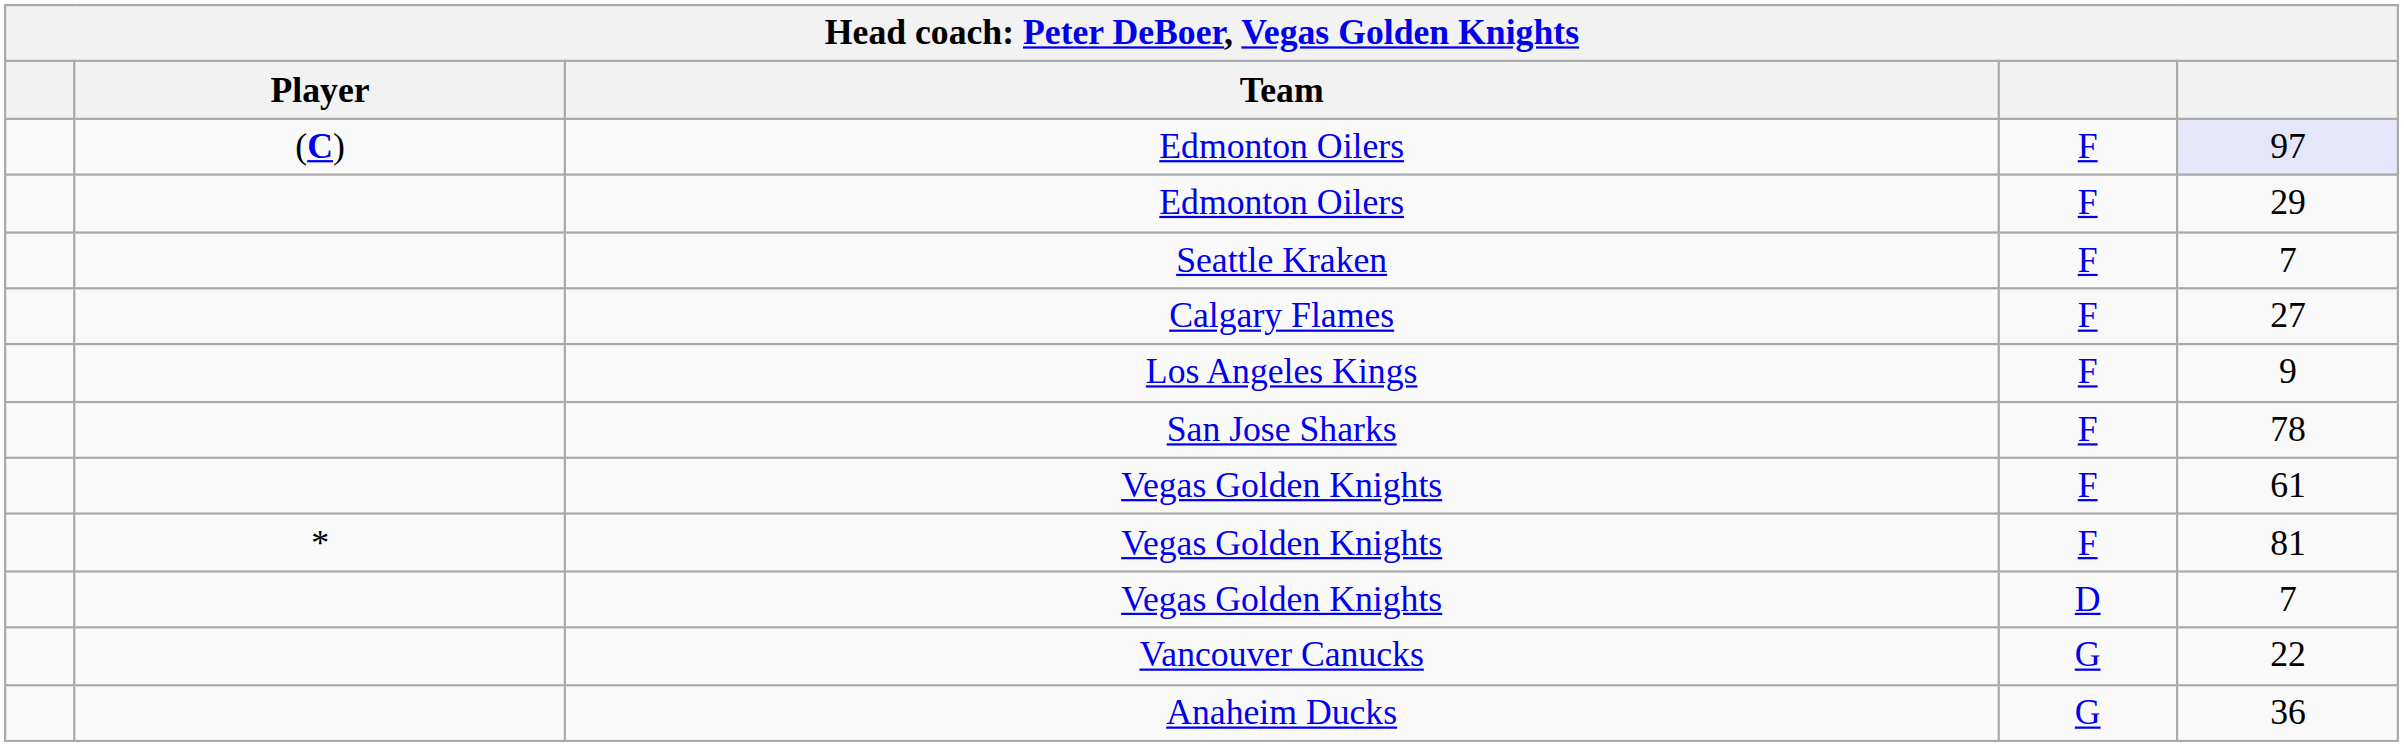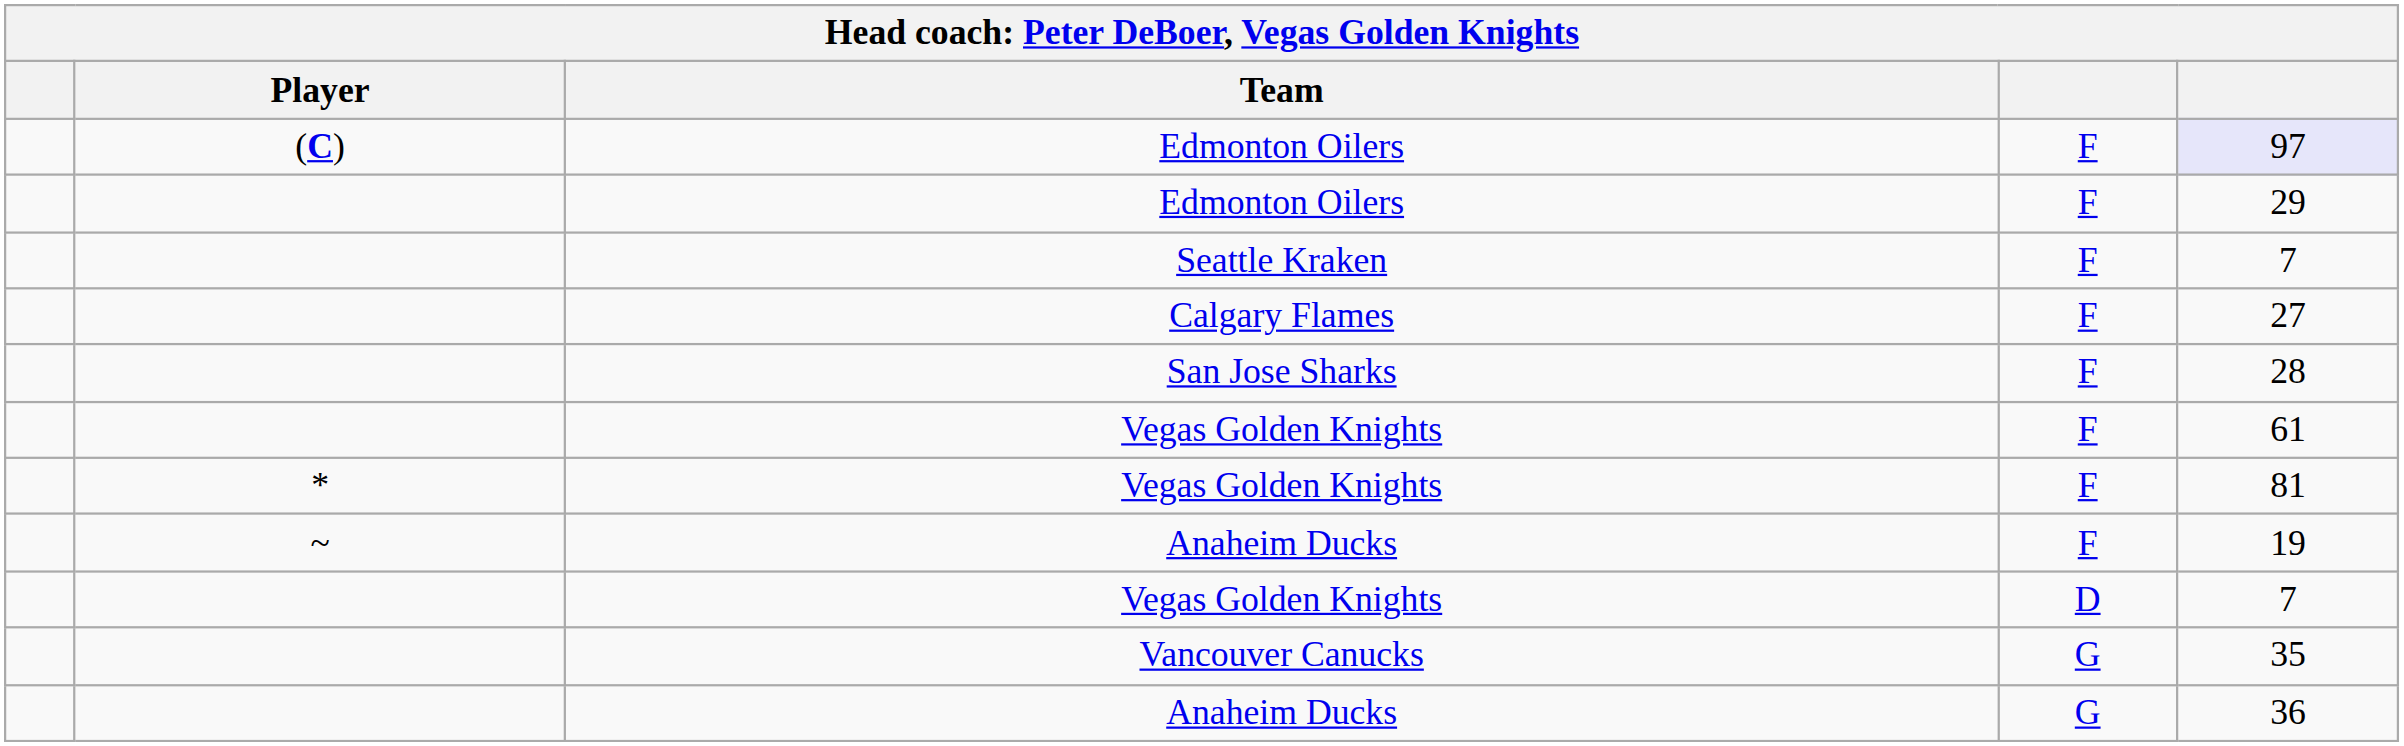- row: (320, 373)
(2288, 428) 78 -> (2288, 372) 28
+ row: (320, 542)
(2288, 655) 22 -> (2288, 655) 35
